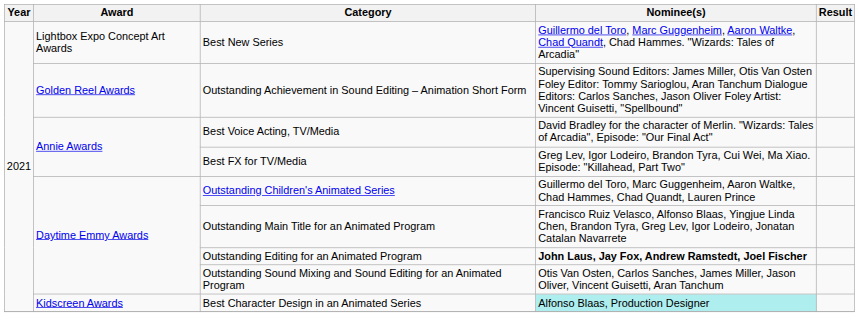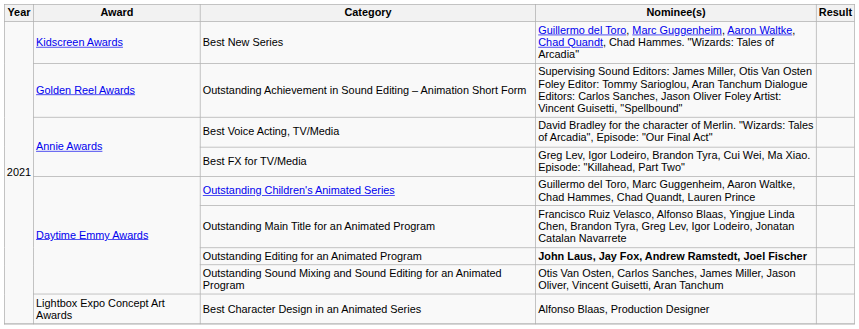(100, 42) Lightbox Expo Concept Art Awards -> (80, 42) Kidscreen Awards
(80, 303) Kidscreen Awards -> (100, 309) Lightbox Expo Concept Art Awards
(624, 303) paleturquoise background -> (624, 309) no background
